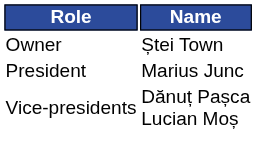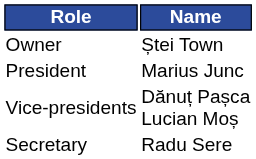+ row: (46, 144)
